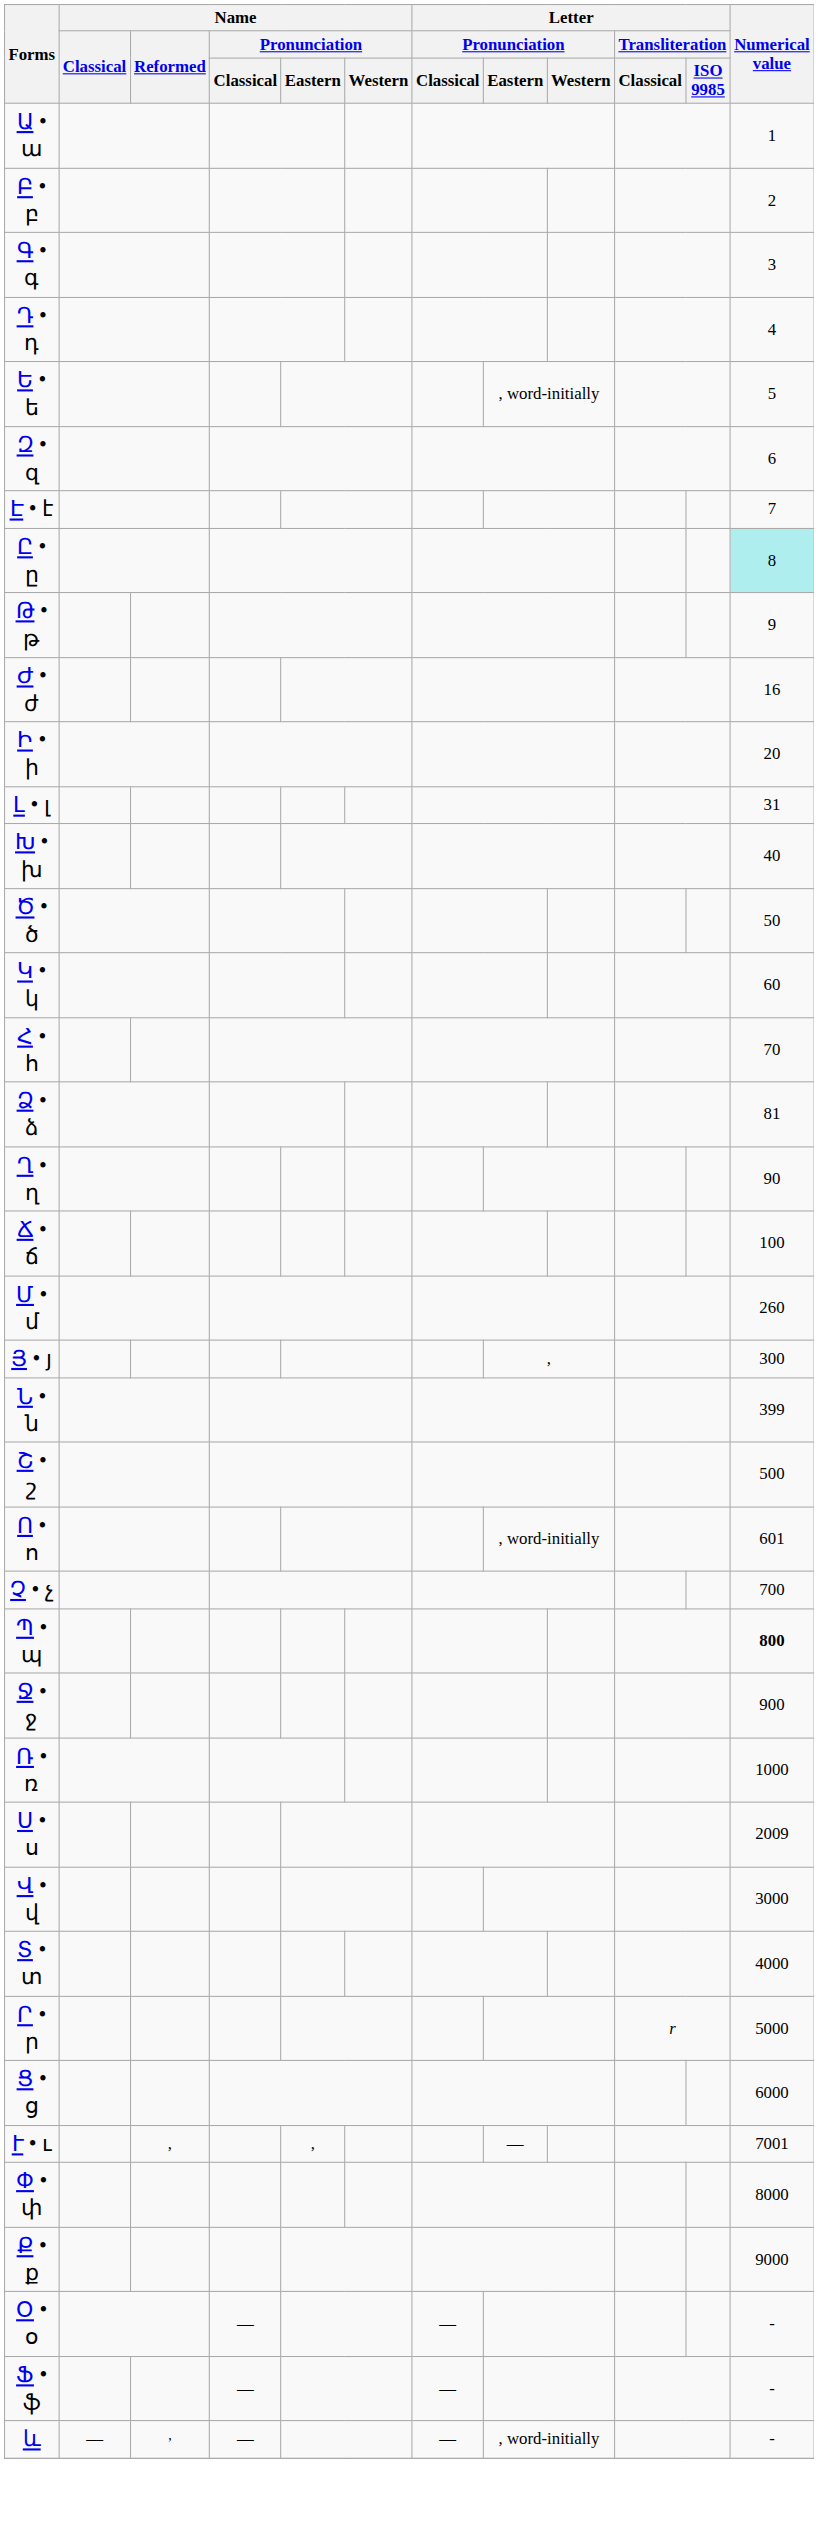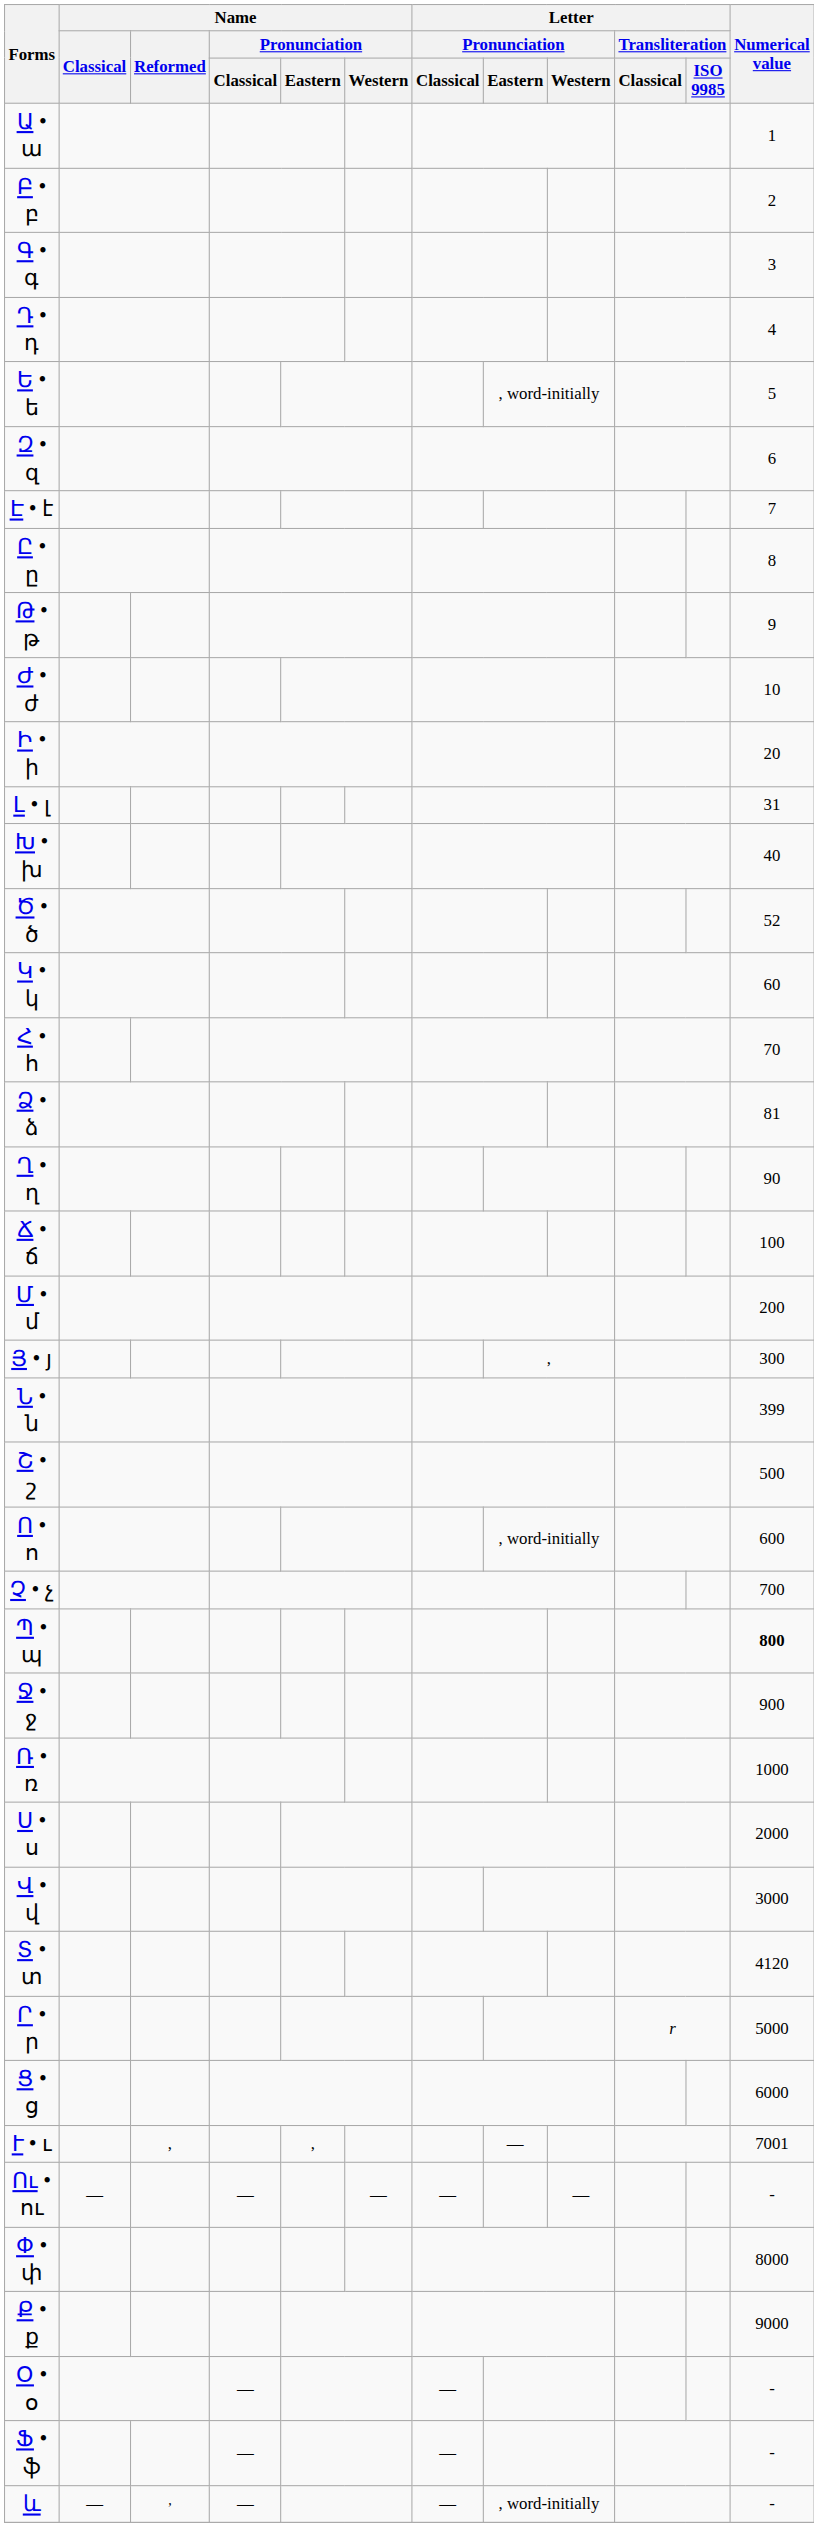(772, 560) paleturquoise background -> (772, 560) no background
(772, 689) 16 -> (772, 689) 10
(772, 920) 50 -> (772, 920) 52
(772, 1307) 260 -> (772, 1307) 200
(772, 1538) 601 -> (772, 1538) 600
(772, 1834) 2009 -> (772, 1834) 2000
(772, 1963) 4000 -> (772, 1963) 4120
+ row: (32, 2195)
